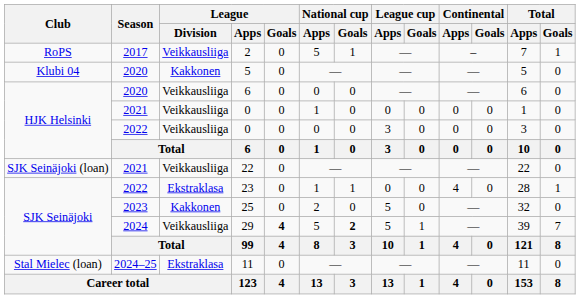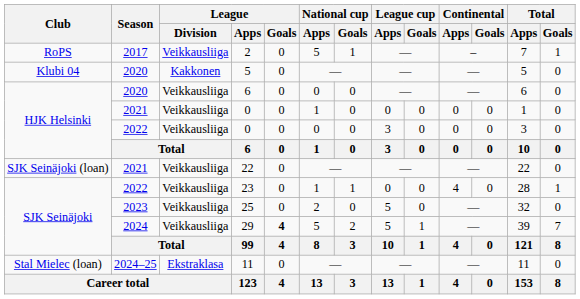(195, 187) Ekstraklasa -> (195, 187) Veikkausliiga
(195, 206) Kakkonen -> (195, 206) Veikkausliiga
(353, 226) bold -> (353, 226) normal
